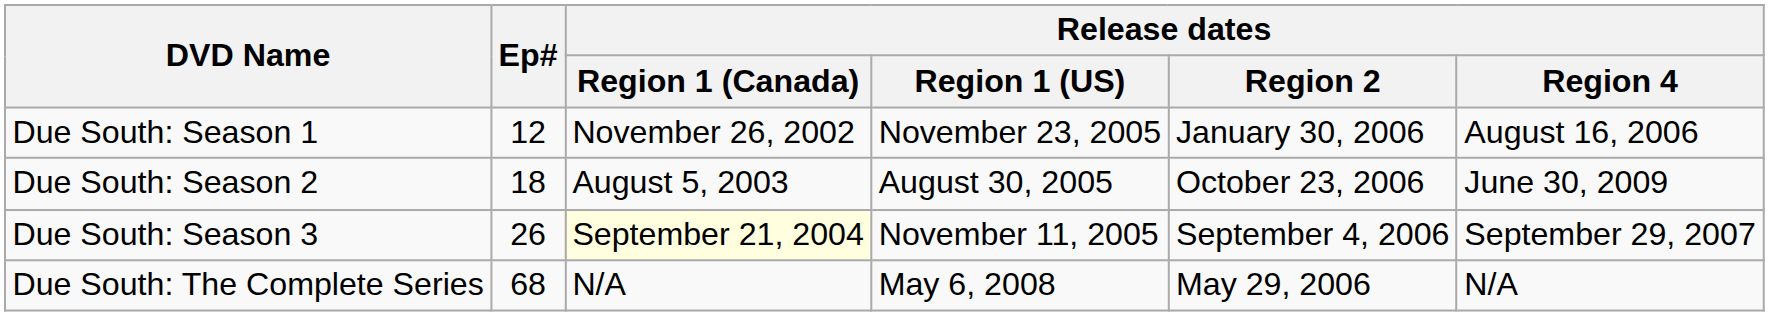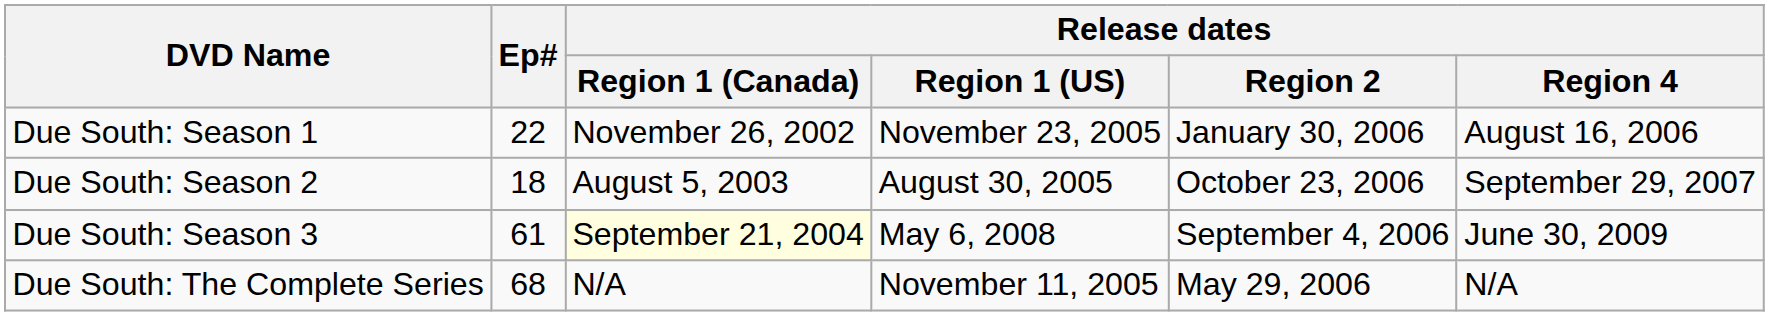(528, 132) 12 -> (528, 132) 22
(1566, 183) June 30, 2009 -> (1610, 183) September 29, 2007
(528, 234) 26 -> (528, 234) 61
(1019, 234) November 11, 2005 -> (967, 234) May 6, 2008
(1610, 234) September 29, 2007 -> (1566, 234) June 30, 2009
(967, 285) May 6, 2008 -> (1019, 285) November 11, 2005
